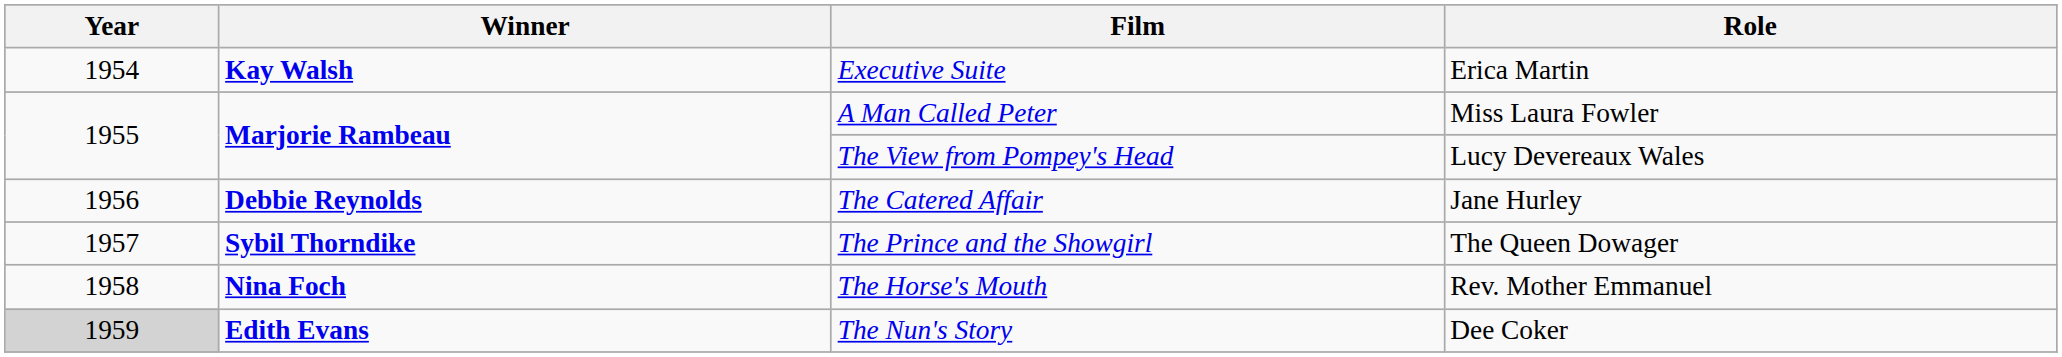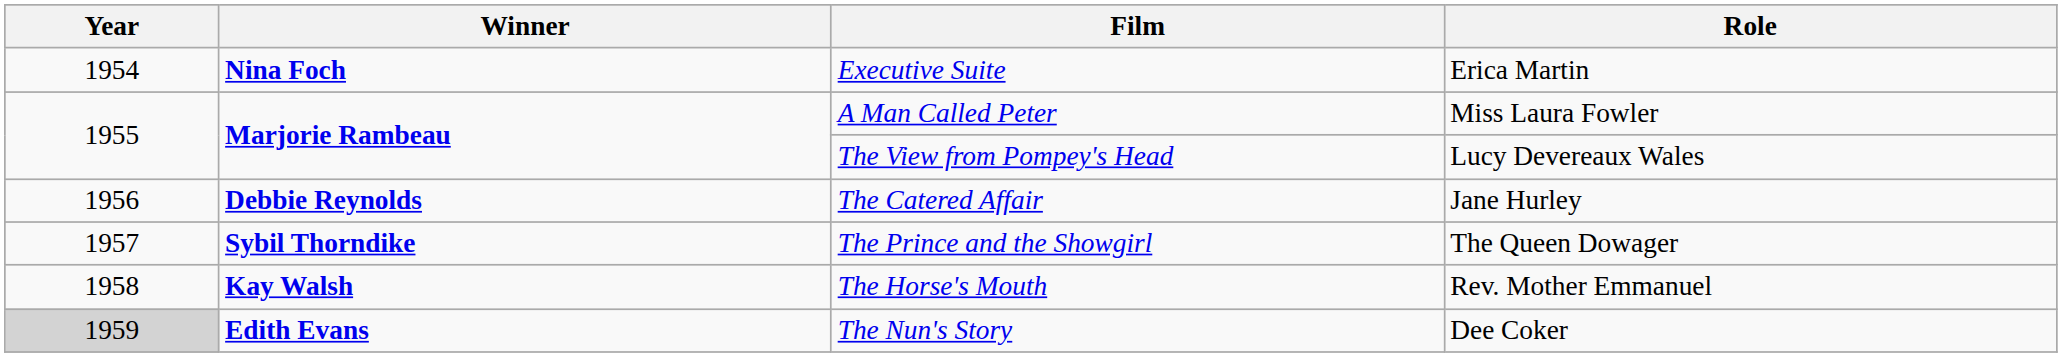(289, 69) Kay Walsh -> (286, 69) Nina Foch
(286, 286) Nina Foch -> (289, 286) Kay Walsh
